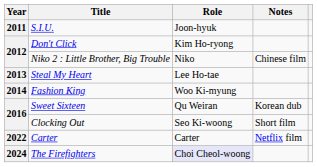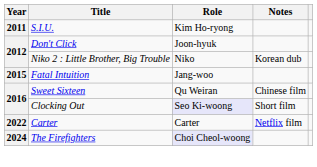(196, 28) Joon-hyuk -> (204, 28) Kim Ho-ryong
(204, 43) Kim Ho-ryong -> (196, 43) Joon-hyuk
(280, 59) Chinese film -> (278, 59) Korean dub
- row: (61, 75)
- row: (58, 91)
+ row: (60, 75)
(278, 106) Korean dub -> (280, 91) Chinese film
(203, 122) no background -> (203, 106) lavender background
